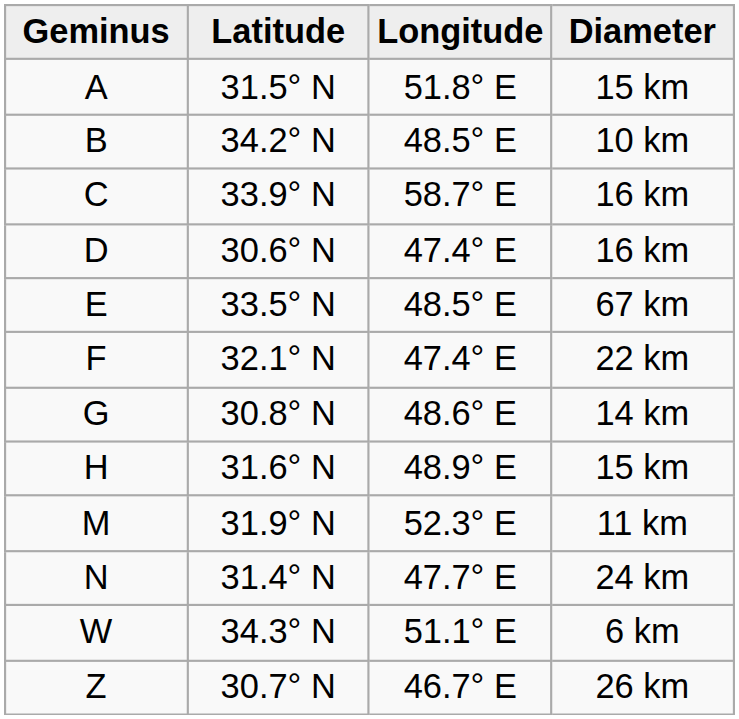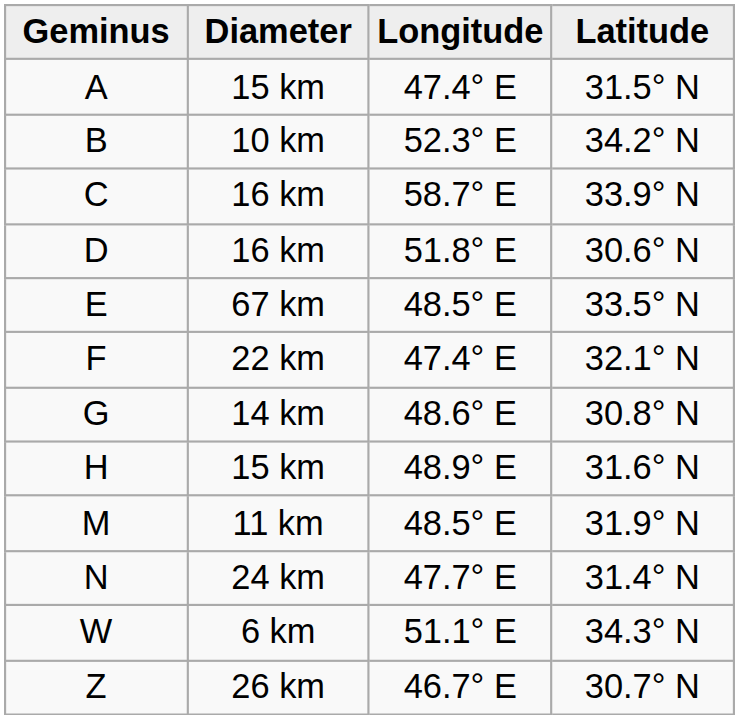columns swapped: (278, 31) <-> (642, 31)
(460, 86) 51.8° E -> (460, 86) 47.4° E
(460, 140) 48.5° E -> (460, 140) 52.3° E
(460, 250) 47.4° E -> (460, 250) 51.8° E
(460, 522) 52.3° E -> (460, 522) 48.5° E
